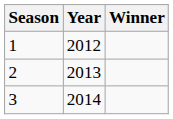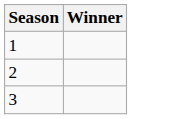- column: (84, 18)
